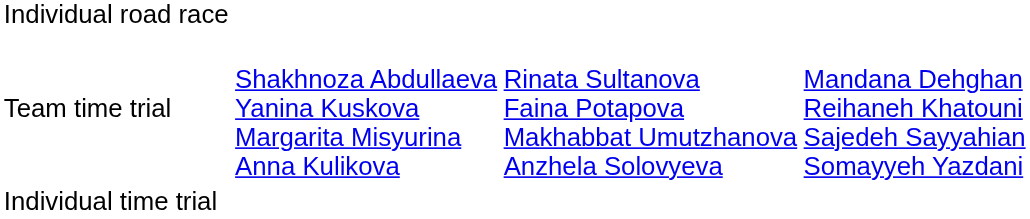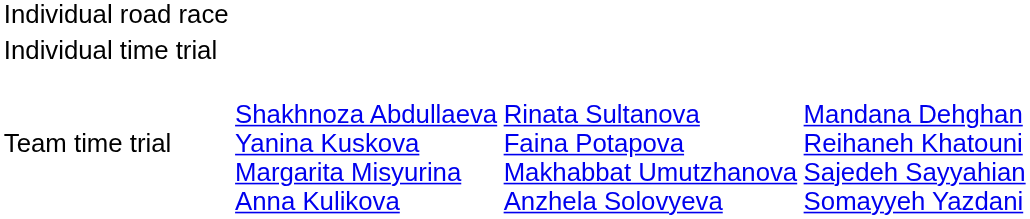rows swapped: (110, 201) <-> (88, 108)
